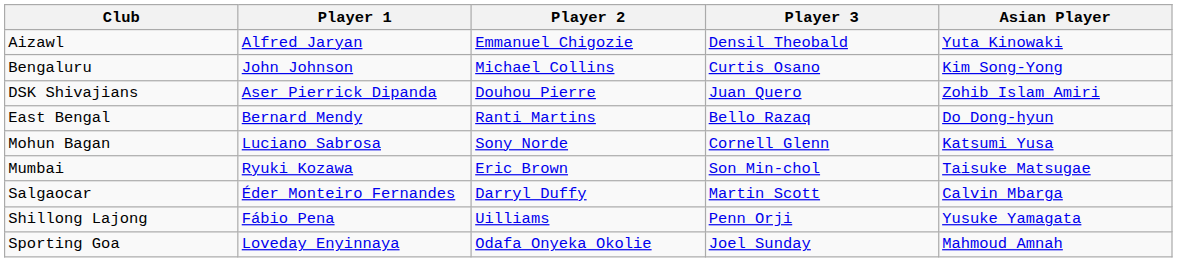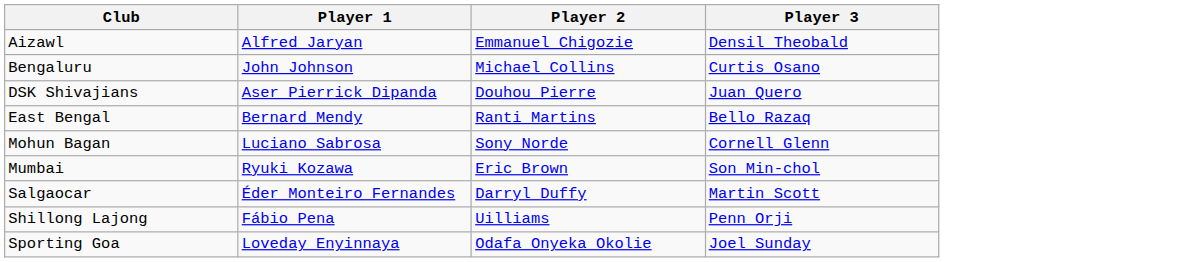- column: (1055, 17)
